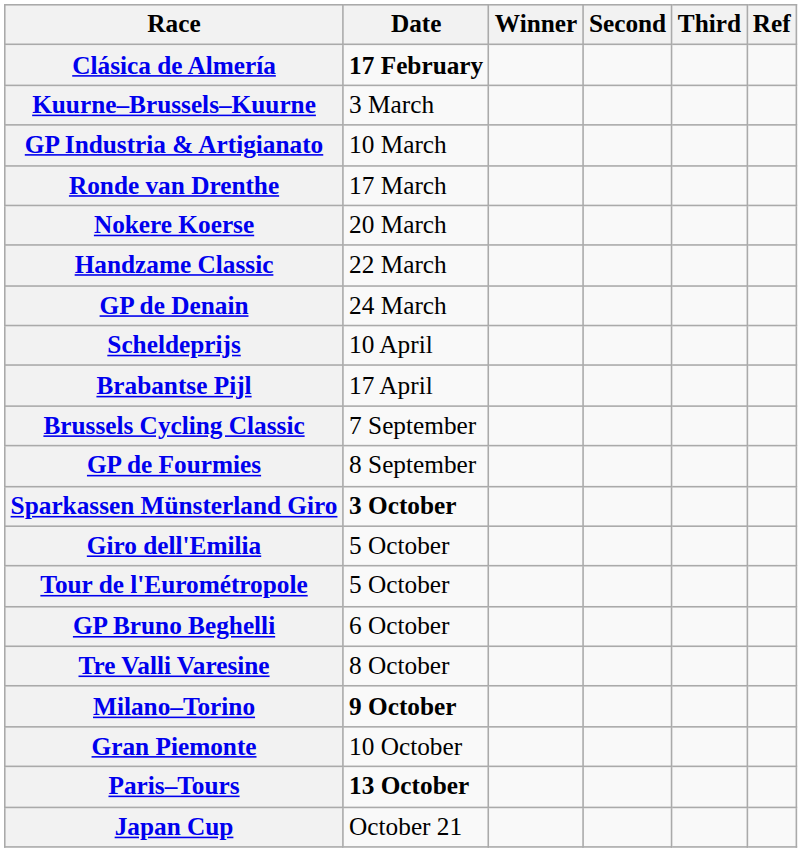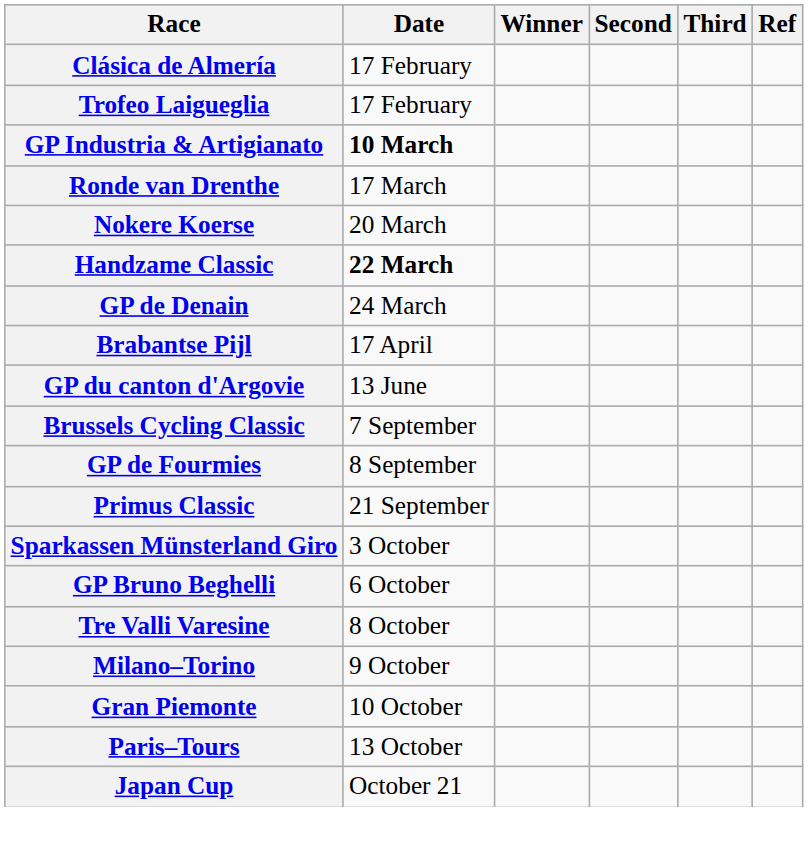(416, 64) bold -> (411, 64) normal
+ row: (174, 104)
- row: (174, 104)
(398, 144) normal -> (401, 144) bold
(398, 265) normal -> (401, 265) bold
- row: (174, 345)
+ row: (174, 385)
+ row: (174, 505)
(403, 505) bold -> (399, 545) normal
- row: (174, 545)
- row: (174, 585)
(403, 706) bold -> (399, 666) normal
(409, 786) bold -> (406, 746) normal
